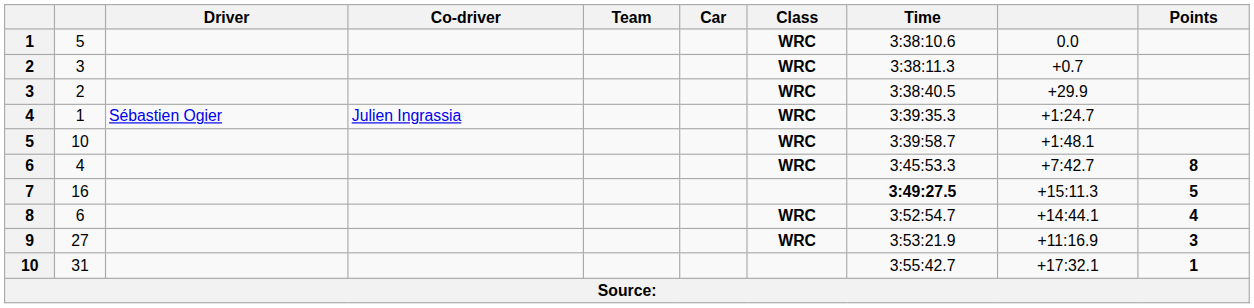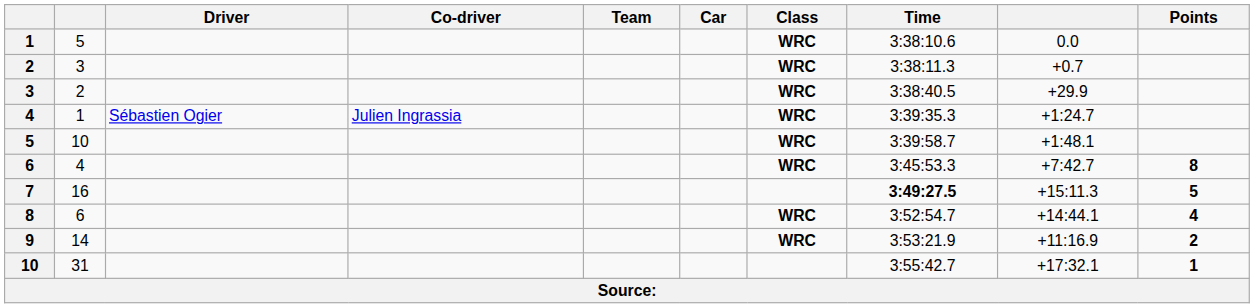(80, 240) 27 -> (80, 240) 14
(1194, 240) 3 -> (1194, 240) 2
